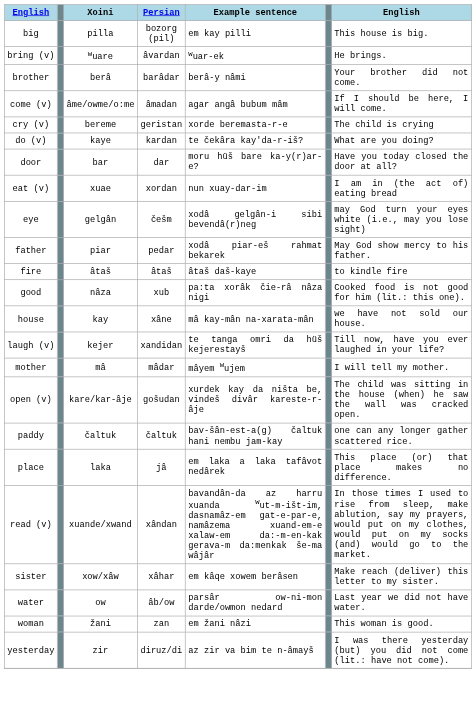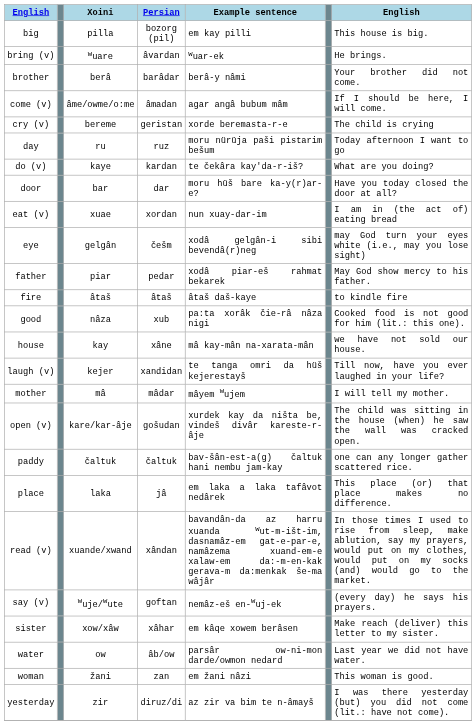+ row: (31, 146)
+ row: (31, 603)
